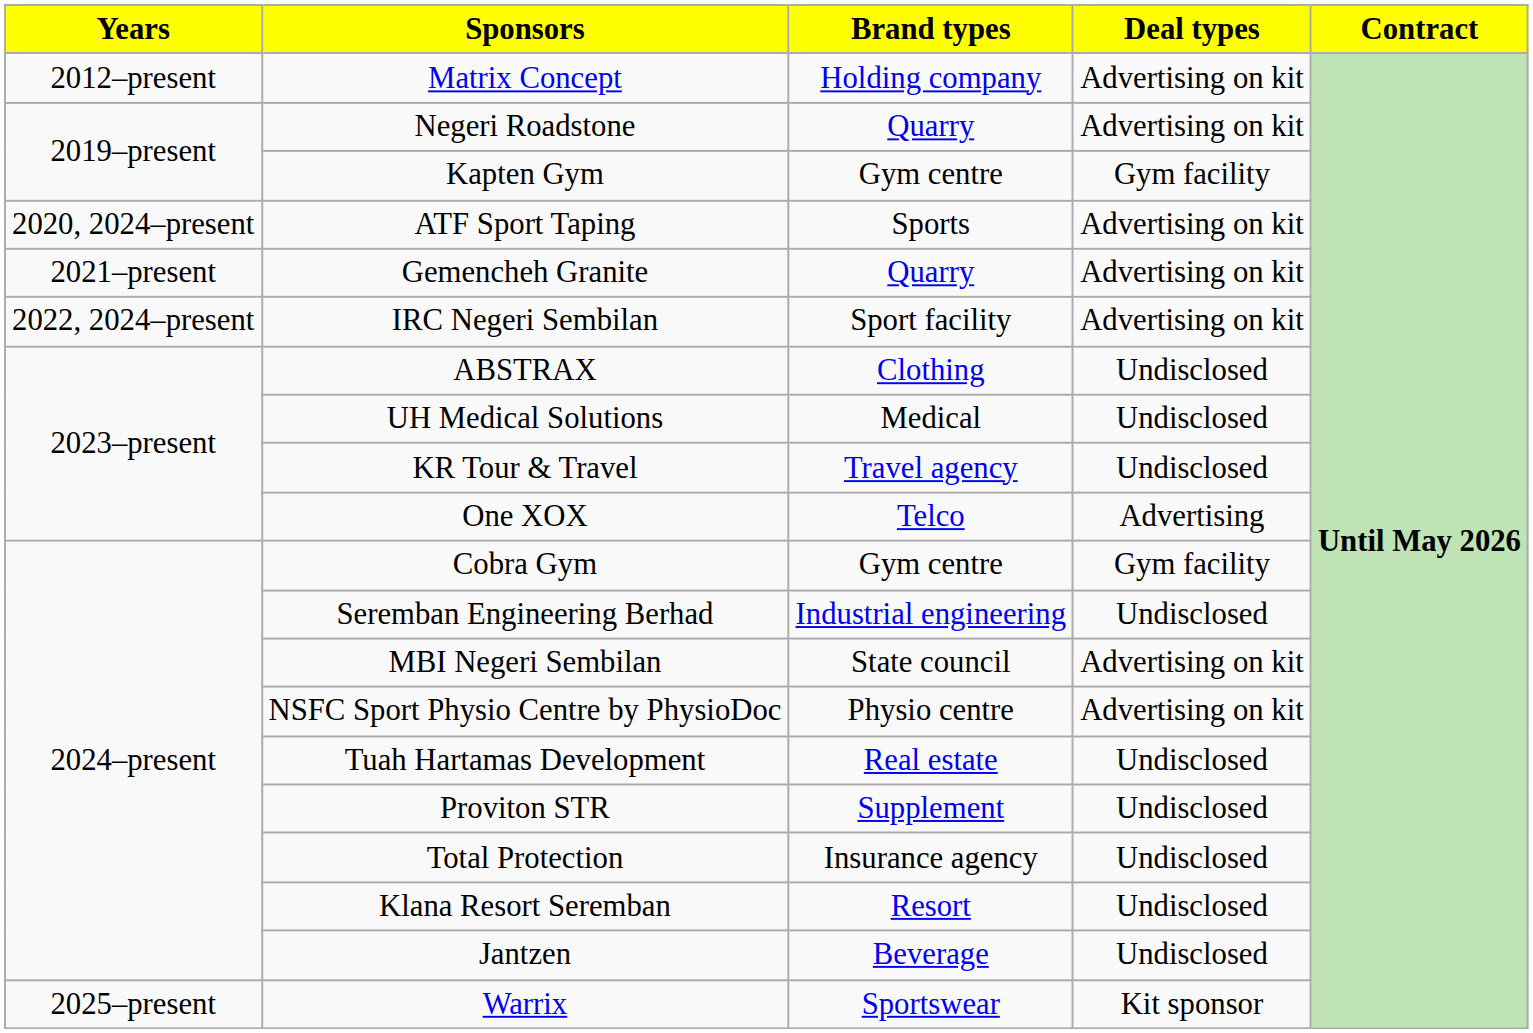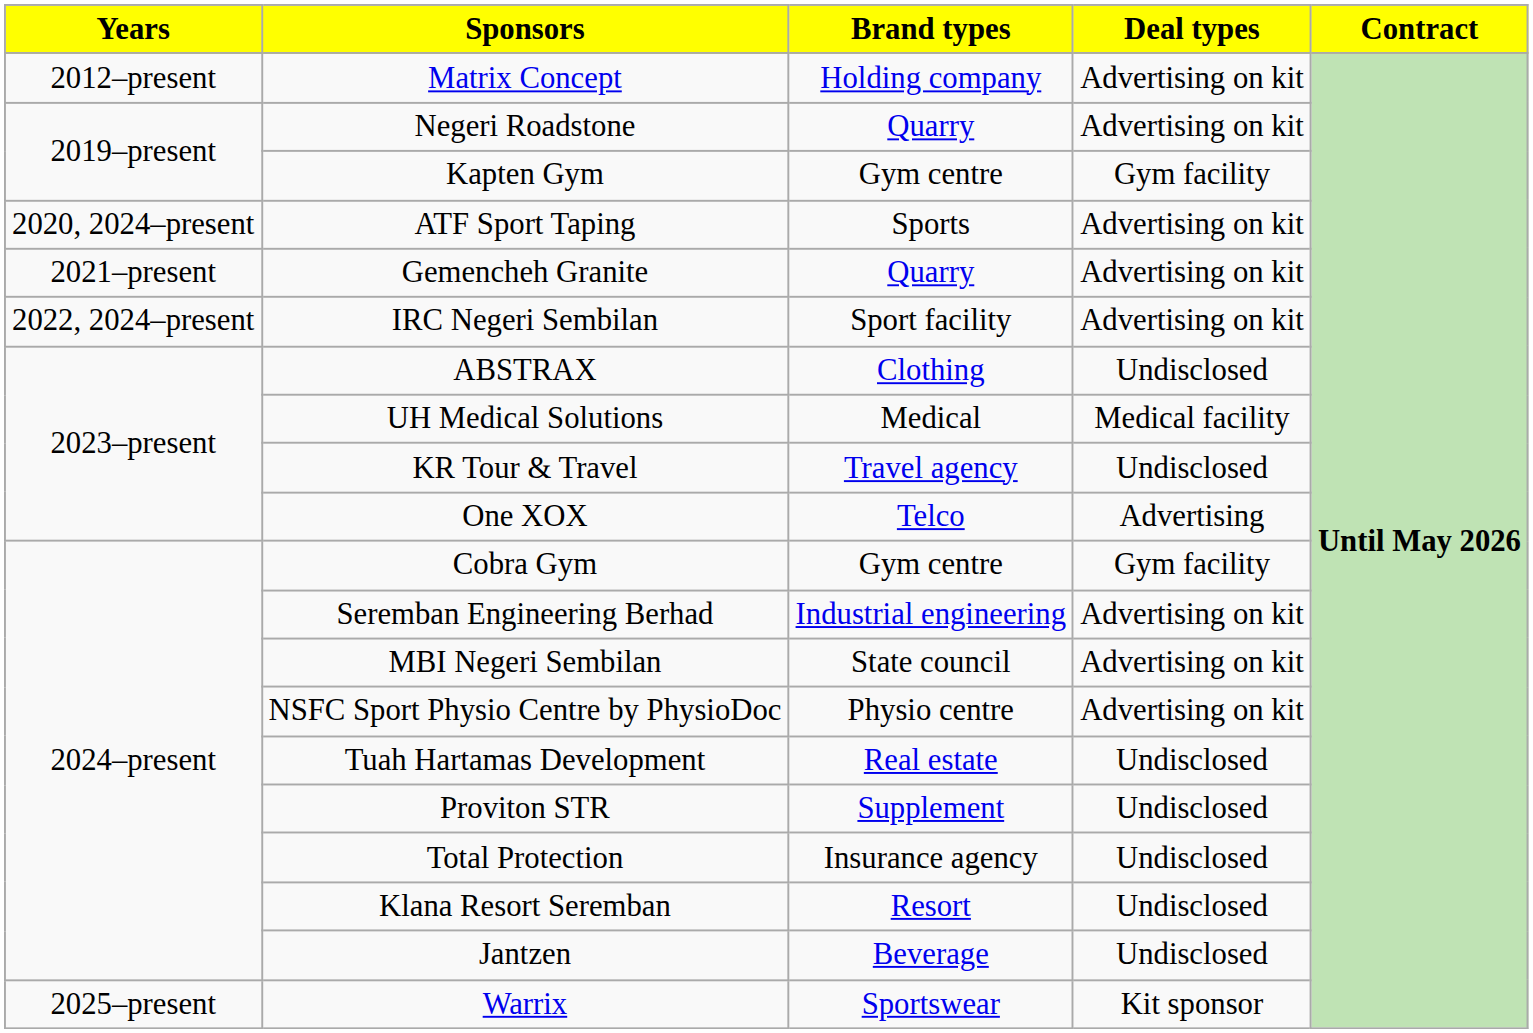(1192, 418) Undisclosed -> (1192, 418) Medical facility
(1192, 613) Undisclosed -> (1192, 613) Advertising on kit
